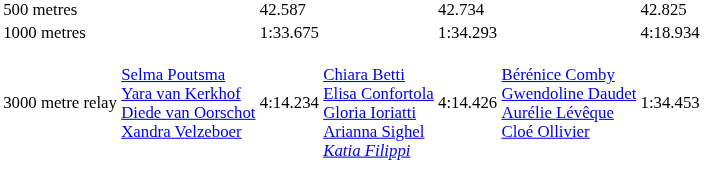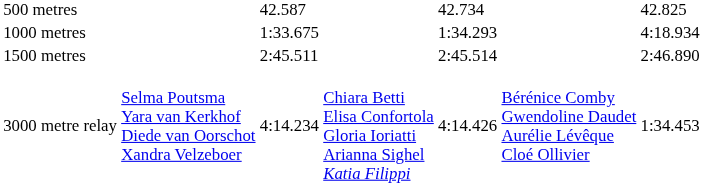+ row: (44, 55)
